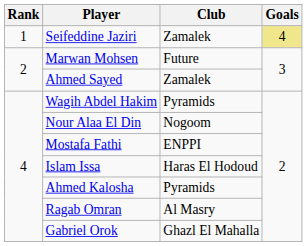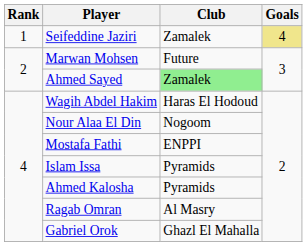(187, 79) no background -> (187, 79) lightgreen background
(189, 101) Pyramids -> (211, 101) Haras El Hodoud
(211, 166) Haras El Hodoud -> (189, 166) Pyramids
